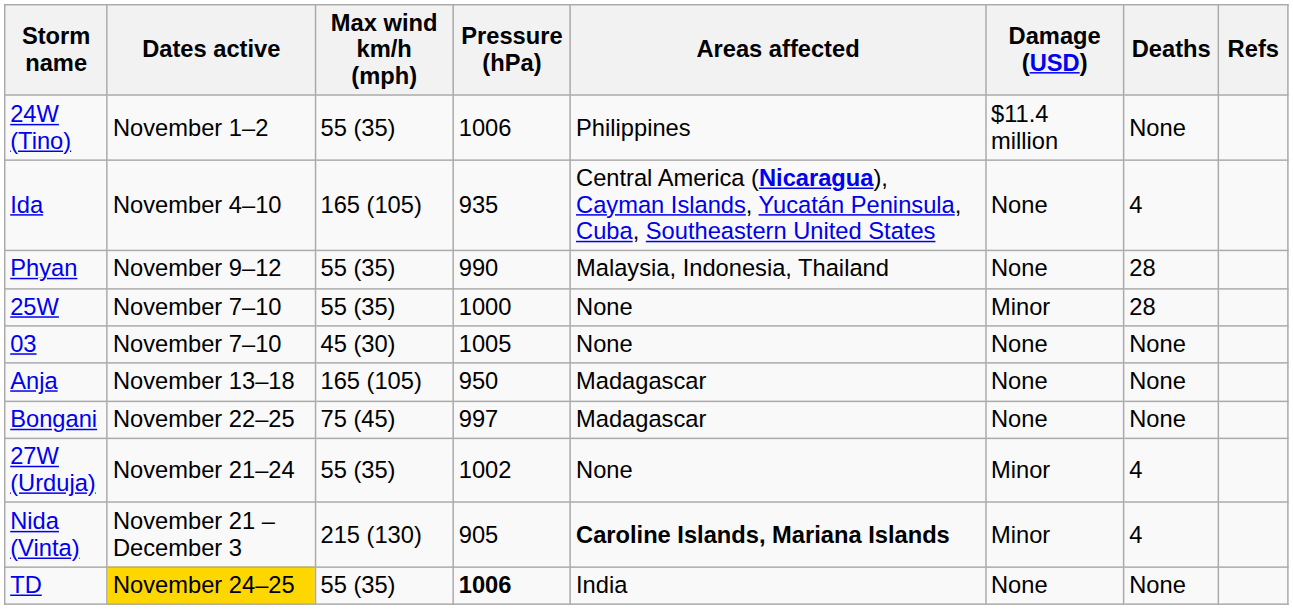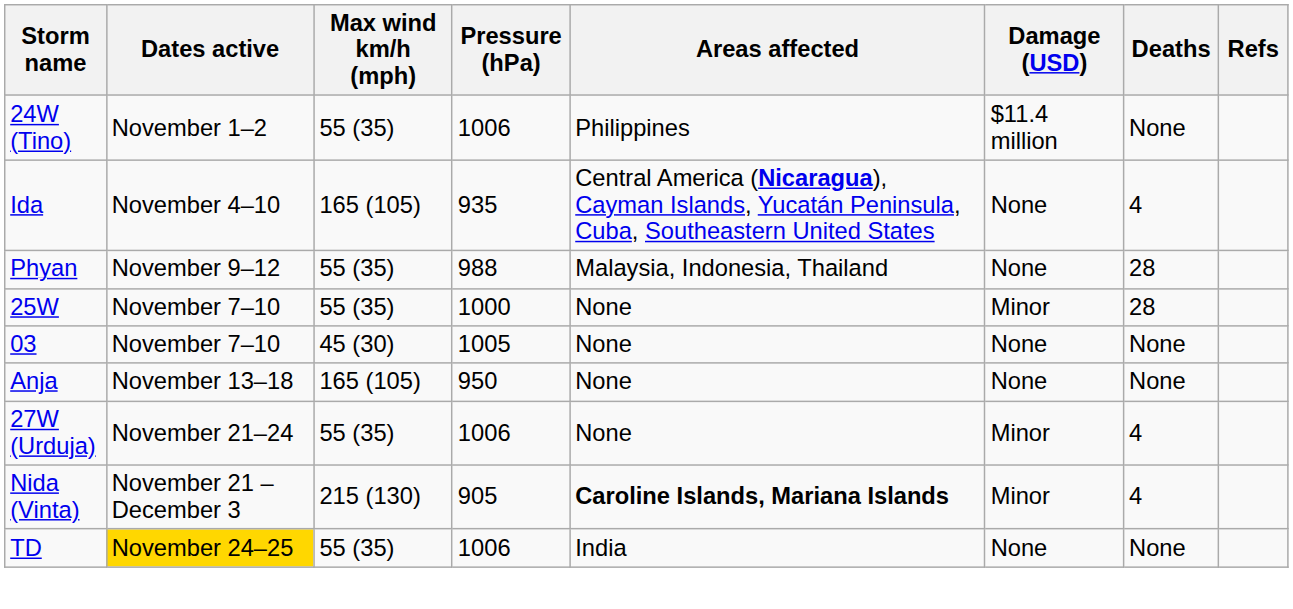(479, 269) 990 -> (478, 269) 988
(641, 381) Madagascar -> (604, 381) None
- row: (54, 419)
(485, 470) 1002 -> (484, 432) 1006
(485, 585) bold -> (484, 547) normal
